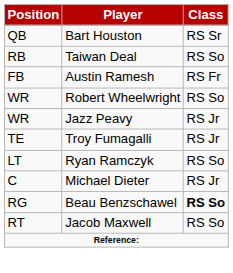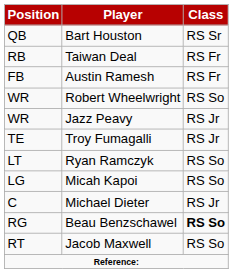(205, 56) RS So -> (204, 56) RS Fr
+ row: (101, 181)
